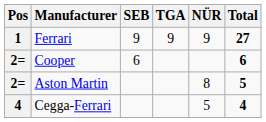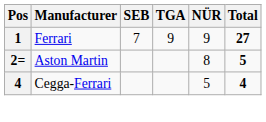(136, 38) 9 -> (136, 38) 7
- row: (55, 61)
